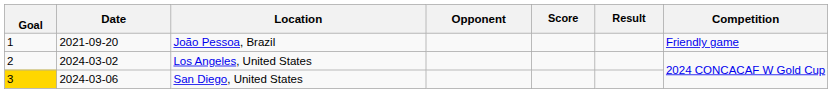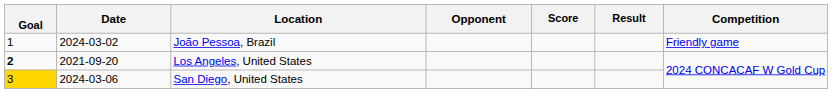(89, 43) 2021-09-20 -> (89, 43) 2024-03-02
(10, 61) normal -> (10, 61) bold
(89, 61) 2024-03-02 -> (89, 61) 2021-09-20
